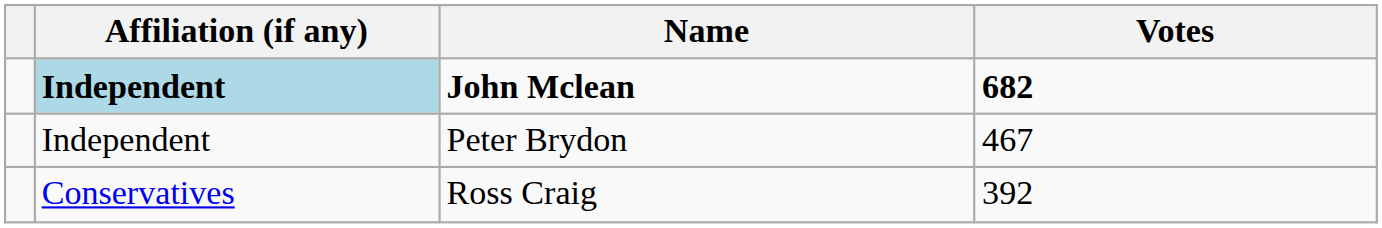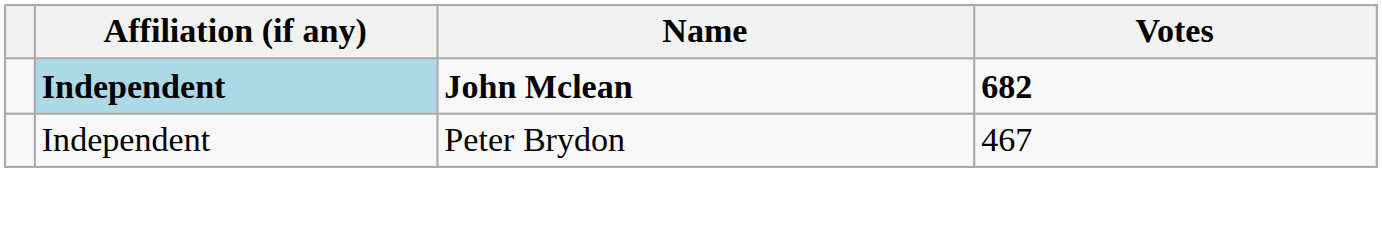- row: (522, 193)
